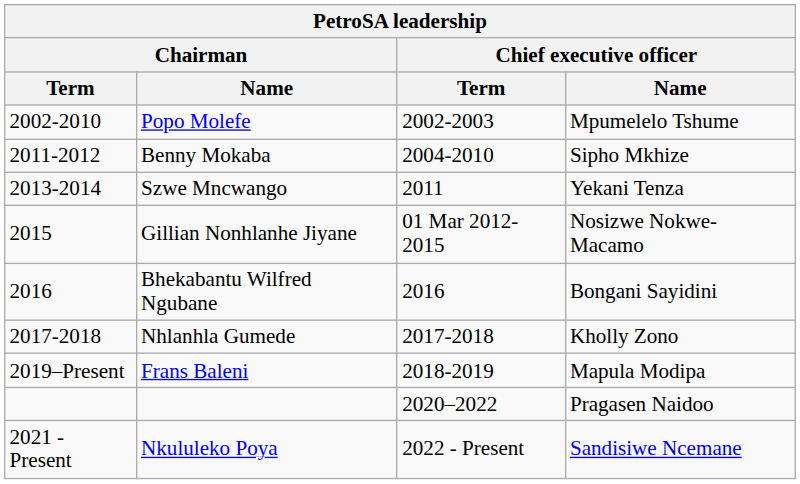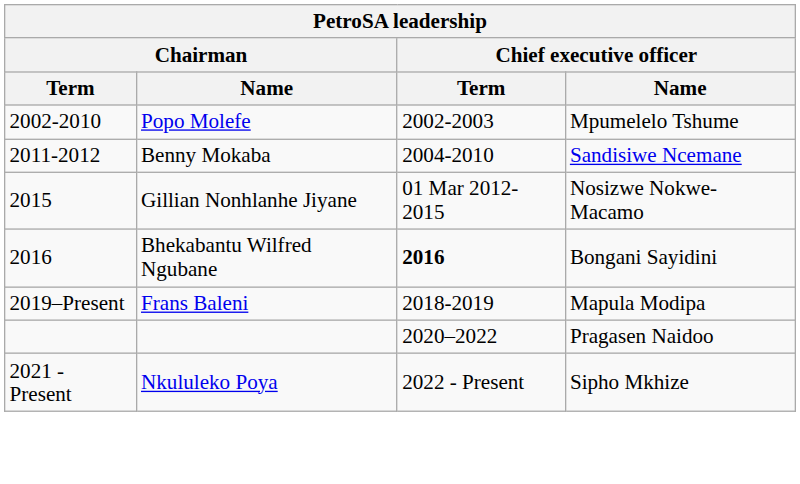(629, 155) Sipho Mkhize -> (656, 155) Sandisiwe Ncemane
- row: (214, 188)
(423, 291) normal -> (423, 257) bold
- row: (218, 336)
(656, 449) Sandisiwe Ncemane -> (629, 382) Sipho Mkhize
